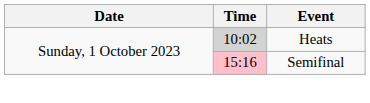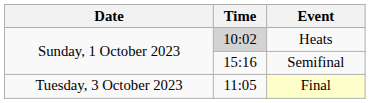(240, 62) pink background -> (240, 62) no background
+ row: (316, 86)
